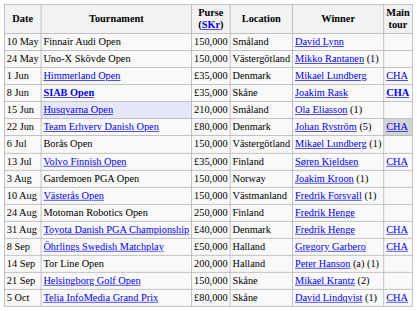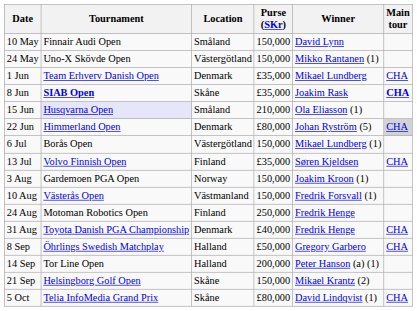columns swapped: (261, 19) <-> (211, 19)
(82, 76) Himmerland Open -> (101, 76) Team Erhverv Danish Open
(101, 127) Team Erhverv Danish Open -> (82, 127) Himmerland Open
